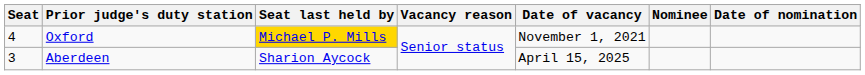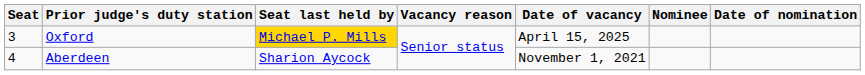(12, 37) 4 -> (12, 37) 3
(582, 37) November 1, 2021 -> (574, 37) April 15, 2025
(12, 59) 3 -> (12, 59) 4
(574, 59) April 15, 2025 -> (582, 59) November 1, 2021
